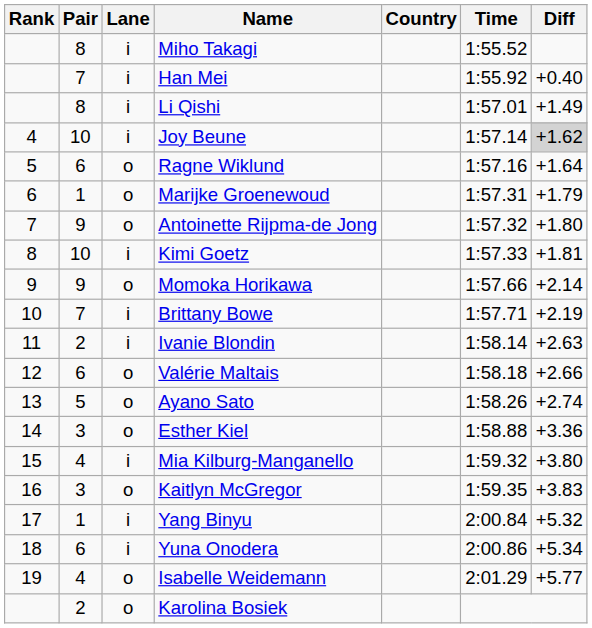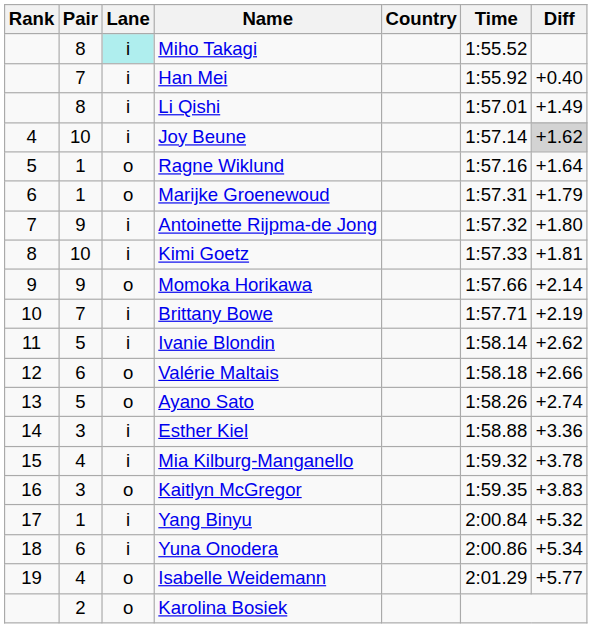(128, 48) no background -> (128, 48) paleturquoise background
(80, 166) 6 -> (80, 166) 1
(128, 225) o -> (128, 225) i
(80, 343) 2 -> (80, 343) 5
(559, 343) +2.63 -> (559, 343) +2.62
(128, 431) o -> (128, 431) i
(559, 460) +3.80 -> (559, 460) +3.78
